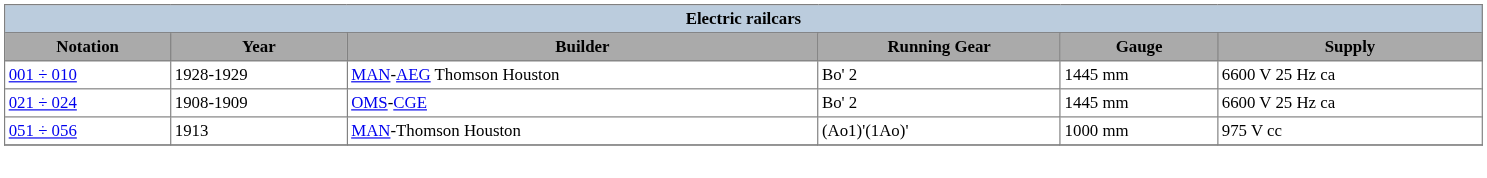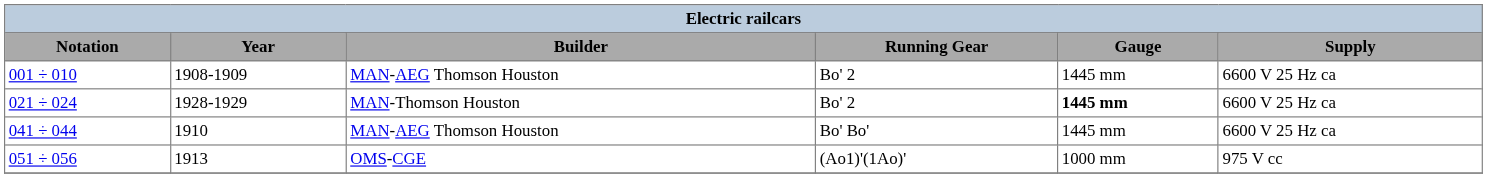(211, 74) 1928-1929 -> (211, 74) 1908-1909
(211, 102) 1908-1909 -> (211, 102) 1928-1929
(389, 102) OMS-CGE -> (435, 102) MAN-Thomson Houston
(1097, 102) normal -> (1095, 102) bold
+ row: (43, 130)
(436, 130) MAN-Thomson Houston -> (388, 158) OMS-CGE
